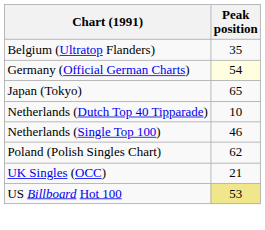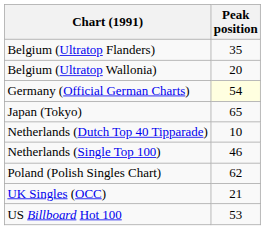+ row: (82, 70)
(236, 193) khaki background -> (236, 214) no background
